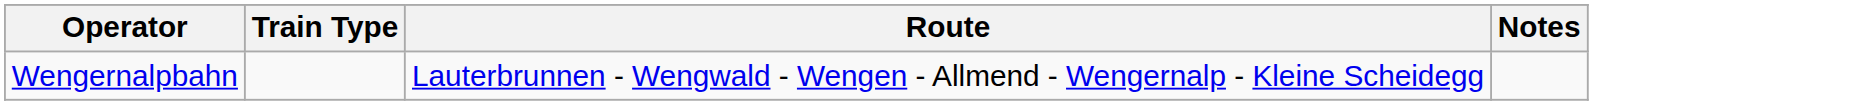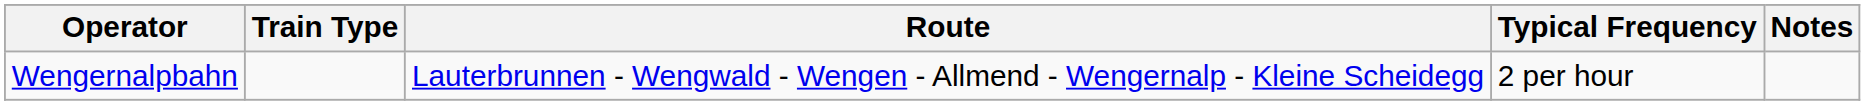+ column: (1627, 28)
